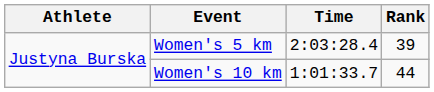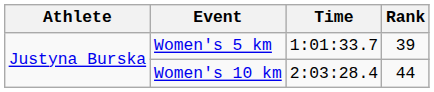(334, 46) 2:03:28.4 -> (334, 46) 1:01:33.7
(334, 73) 1:01:33.7 -> (334, 73) 2:03:28.4
